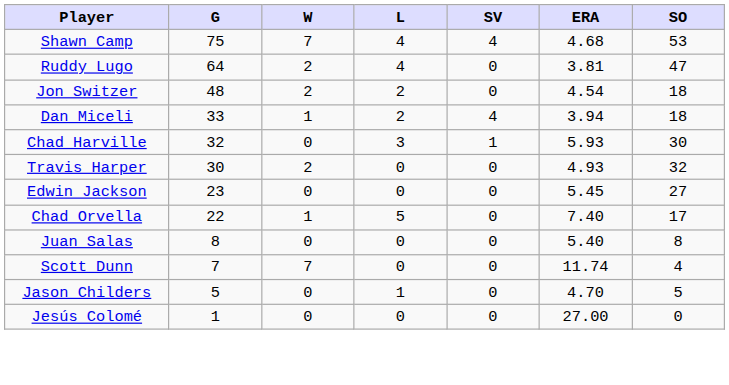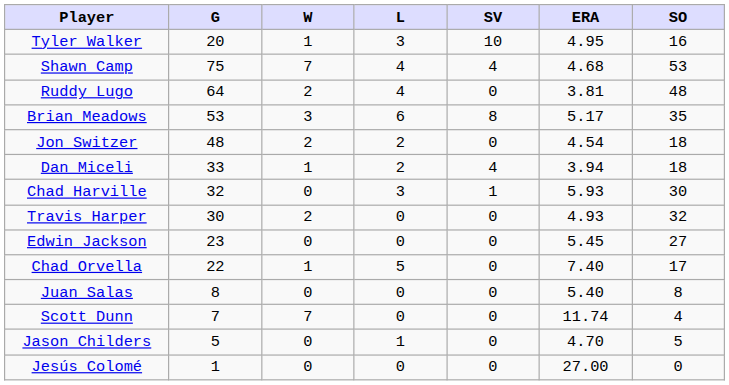+ row: (87, 42)
(678, 67) 47 -> (678, 92) 48
+ row: (87, 117)
